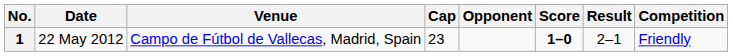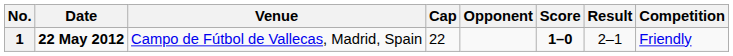(81, 39) normal -> (81, 39) bold
(436, 39) 23 -> (437, 39) 22
